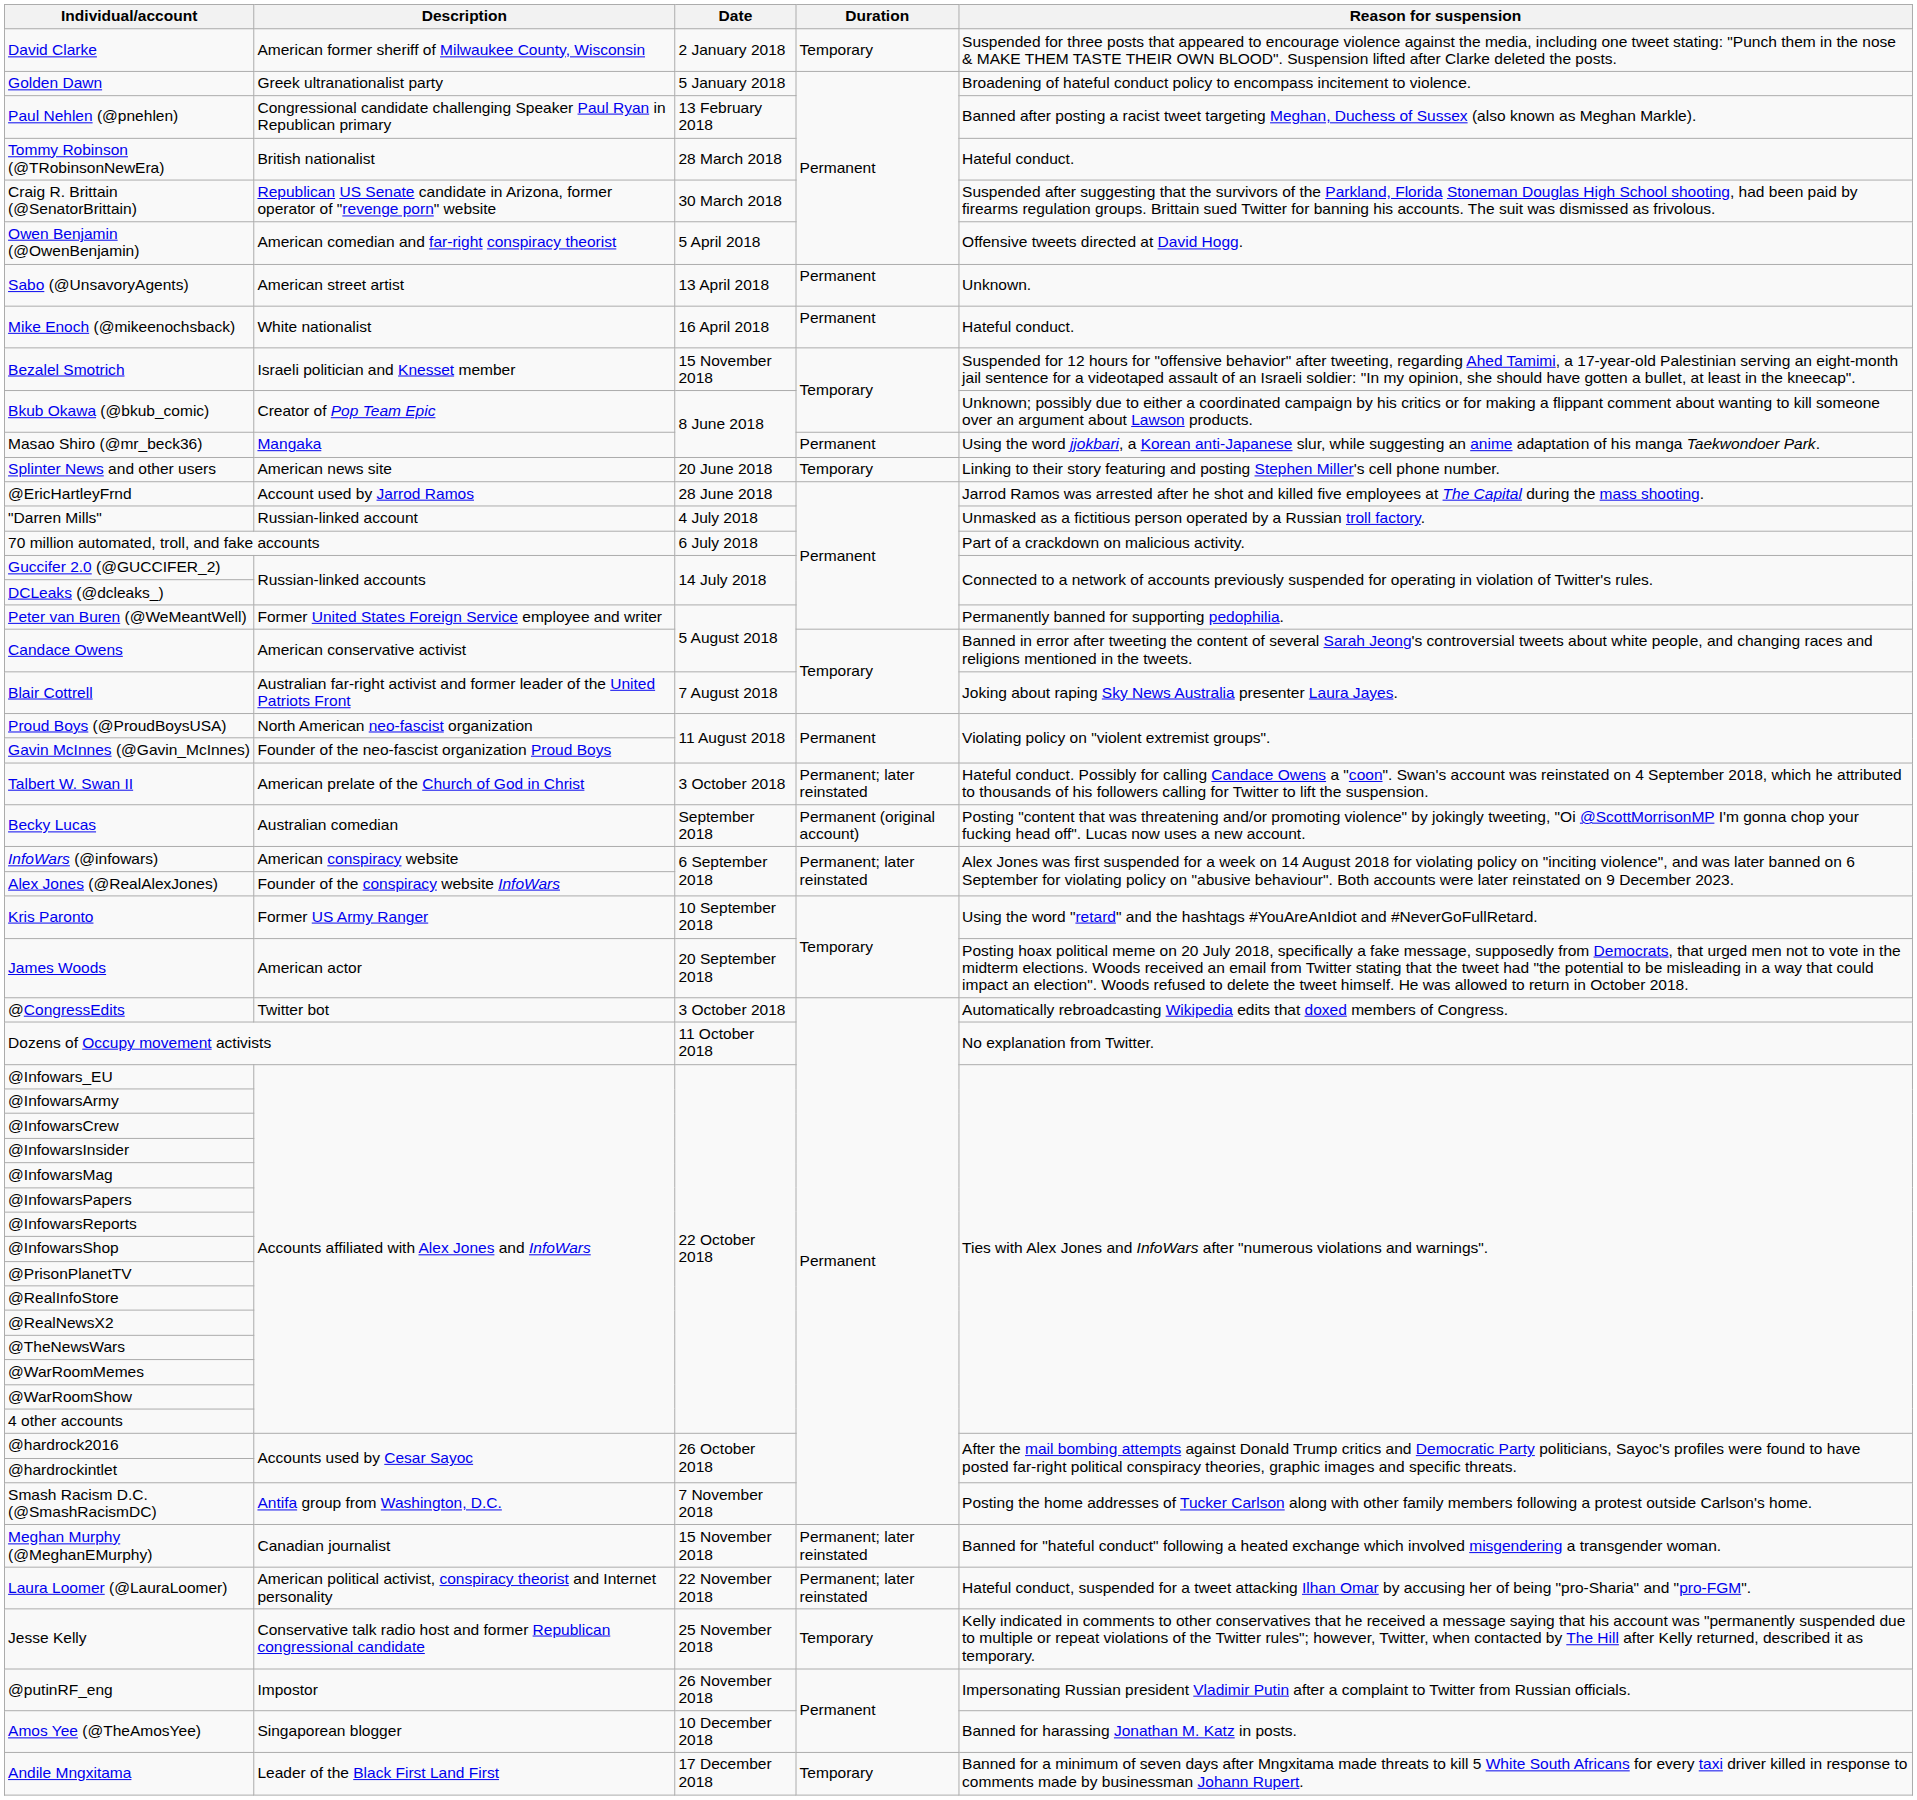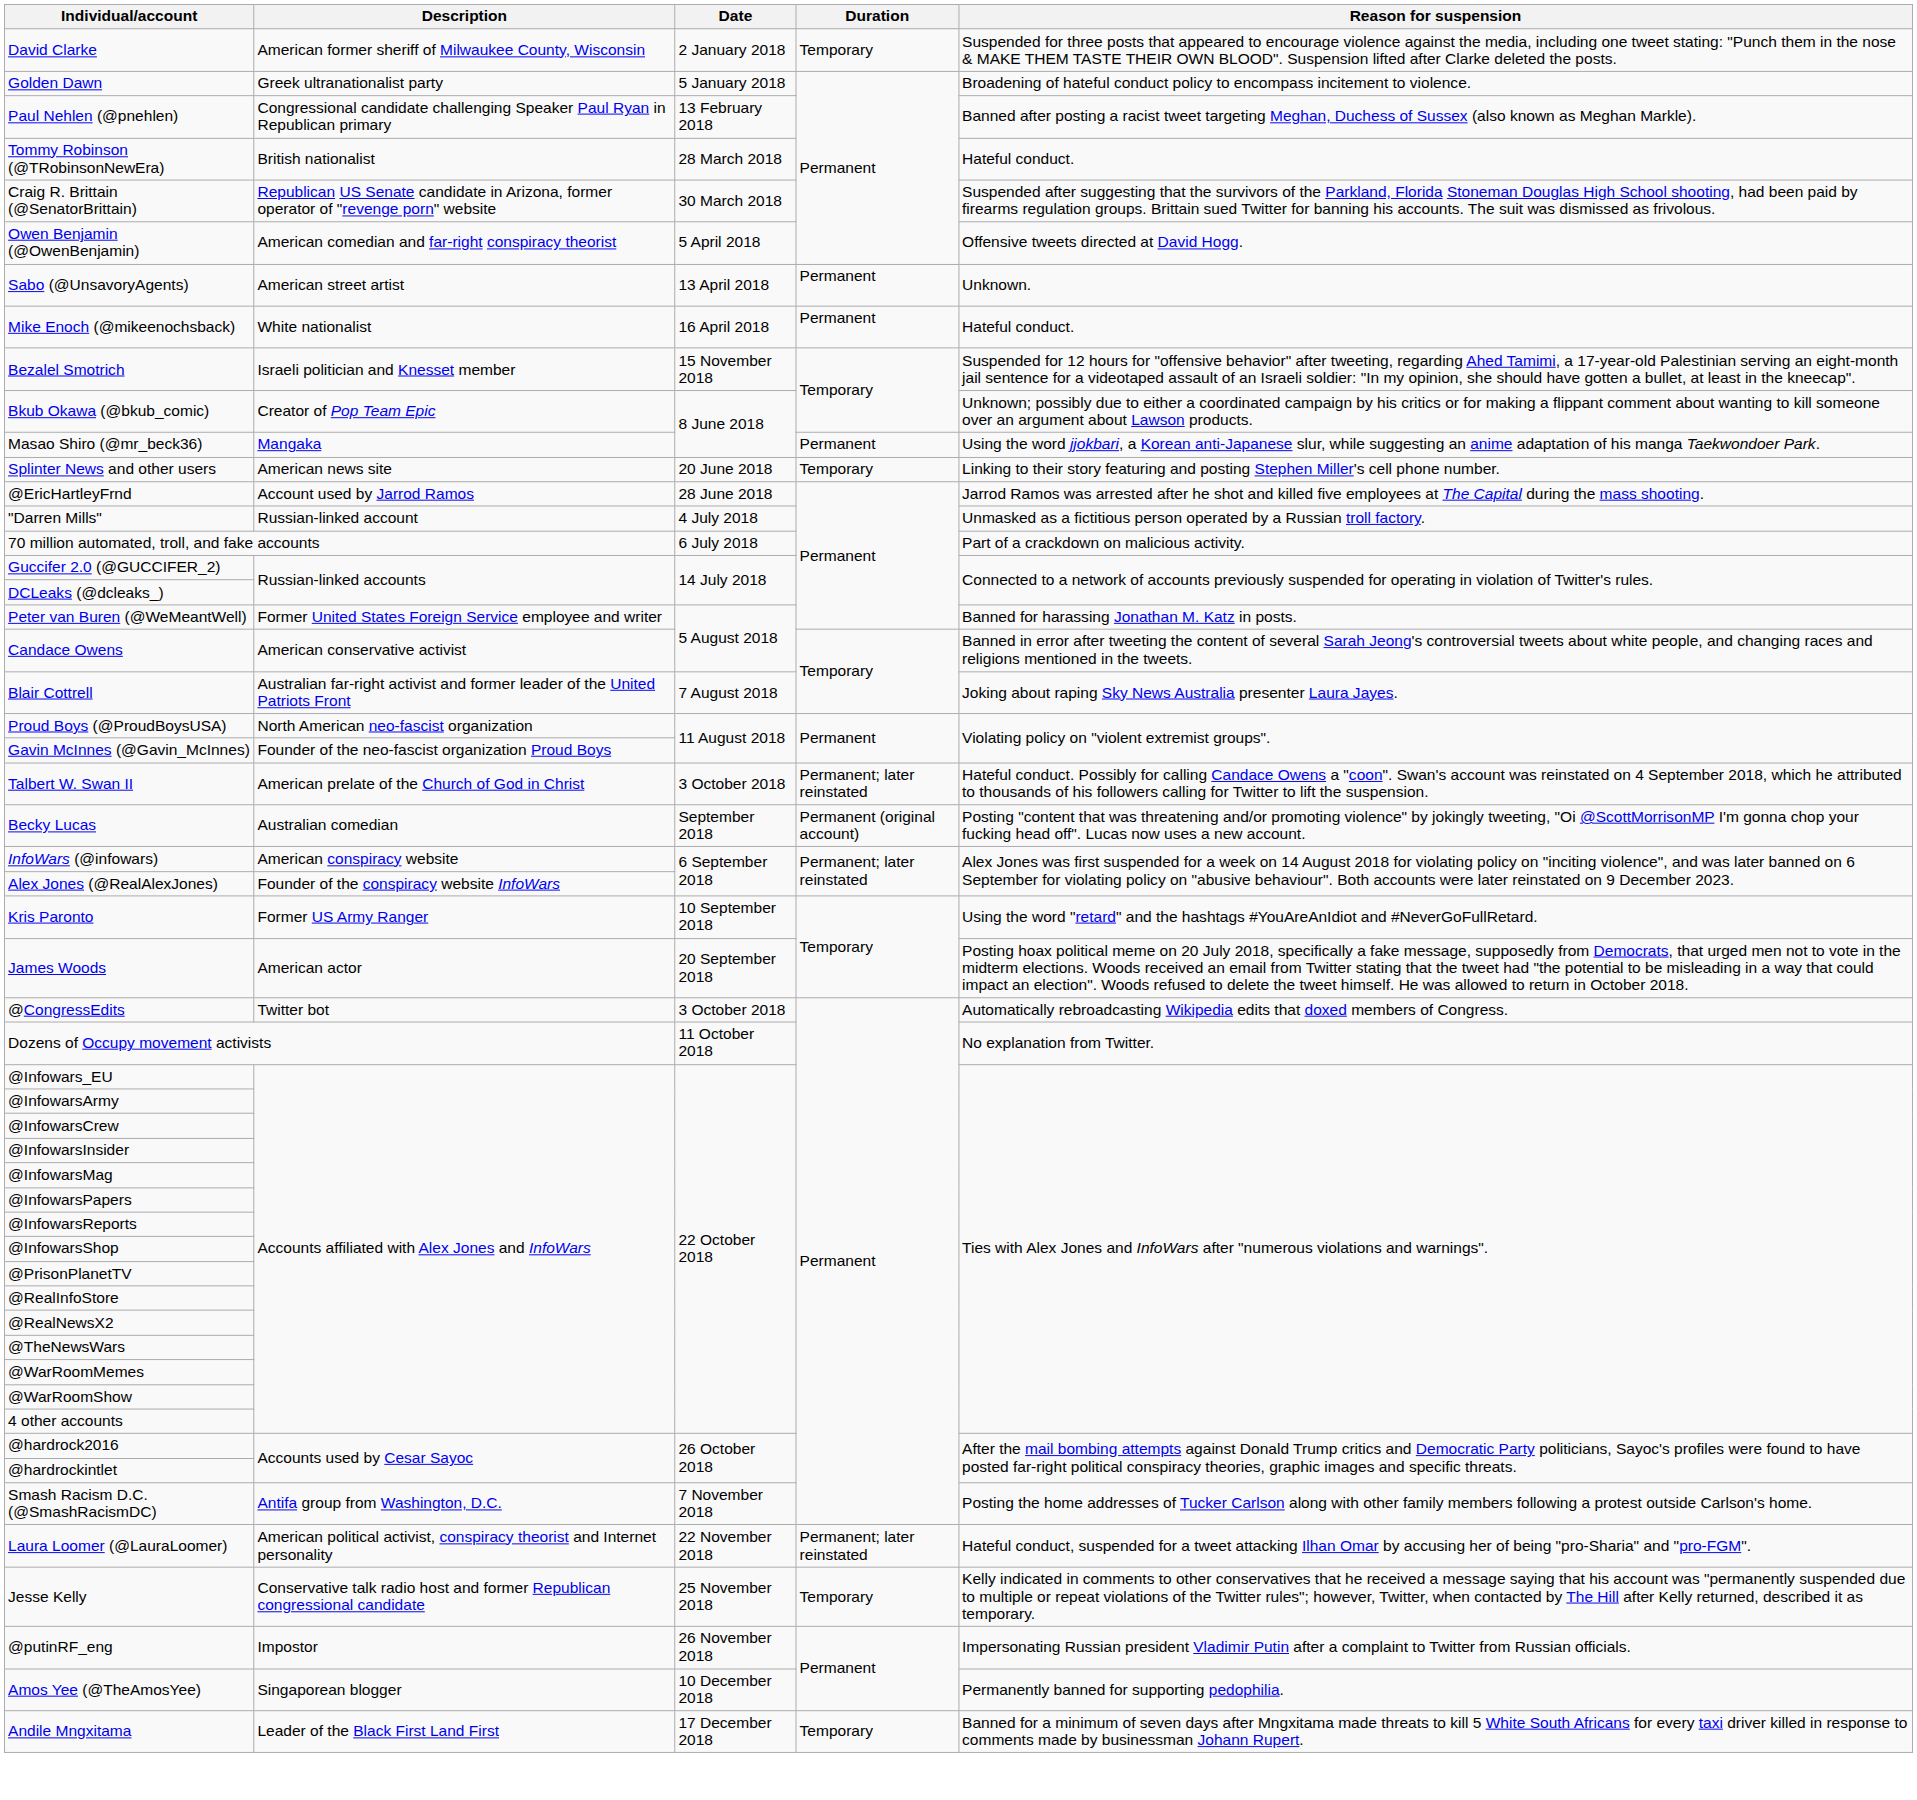(1123, 616) Permanently banned for supporting pedophilia. -> (1129, 616) Banned for harassing Jonathan M. Katz in posts.
- row: (80, 1545)
(1129, 1731) Banned for harassing Jonathan M. Katz in posts. -> (1123, 1689) Permanently banned for supporting pedophilia.
